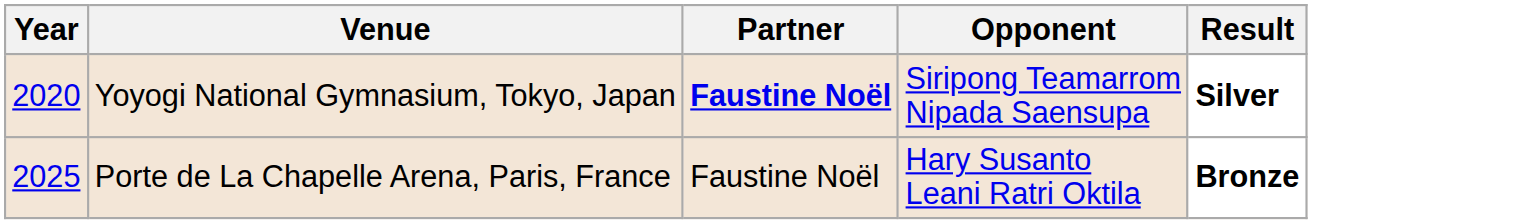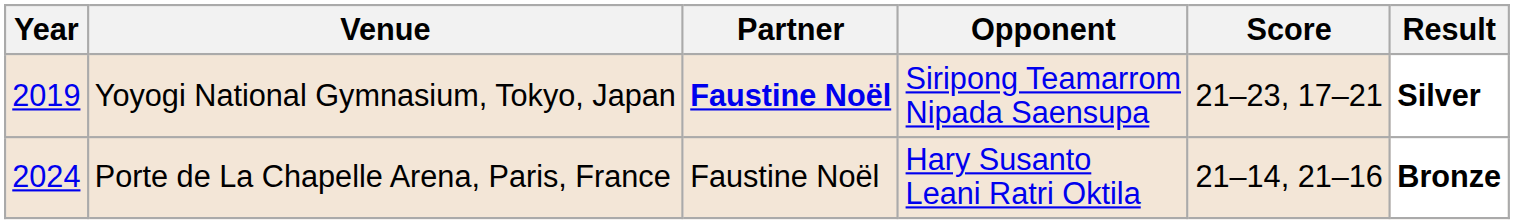+ column: (1289, 30)
(46, 95) 2020 -> (46, 95) 2019
(46, 178) 2025 -> (46, 178) 2024
